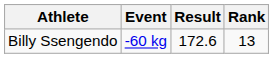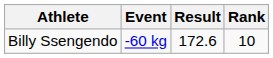(247, 41) 13 -> (247, 41) 10
